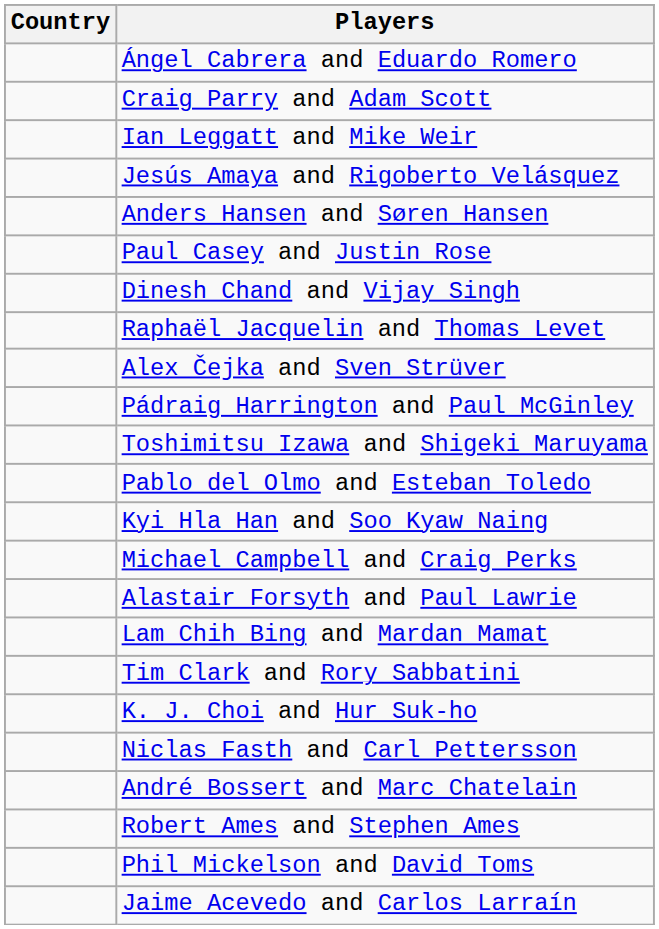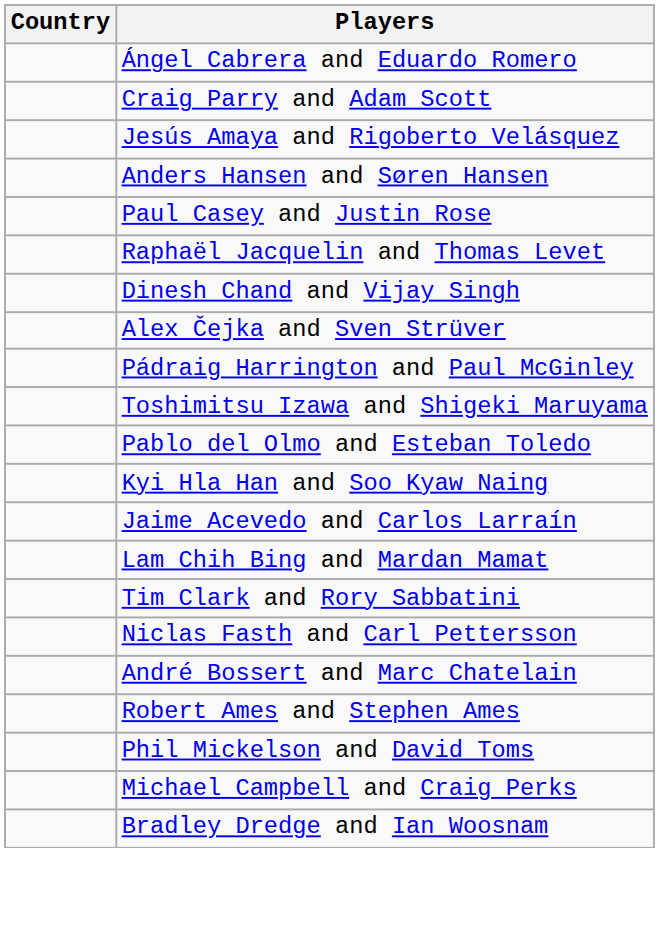- row: (299, 139)
rows swapped: (321, 292) <-> (363, 331)
rows swapped: (349, 560) <-> (349, 905)
- row: (349, 599)
- row: (299, 713)
+ row: (335, 828)
